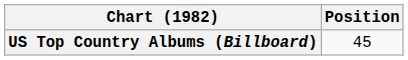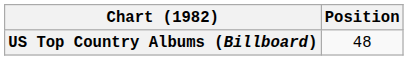(362, 43) 45 -> (362, 43) 48
